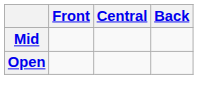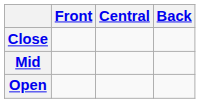+ row: (28, 39)
